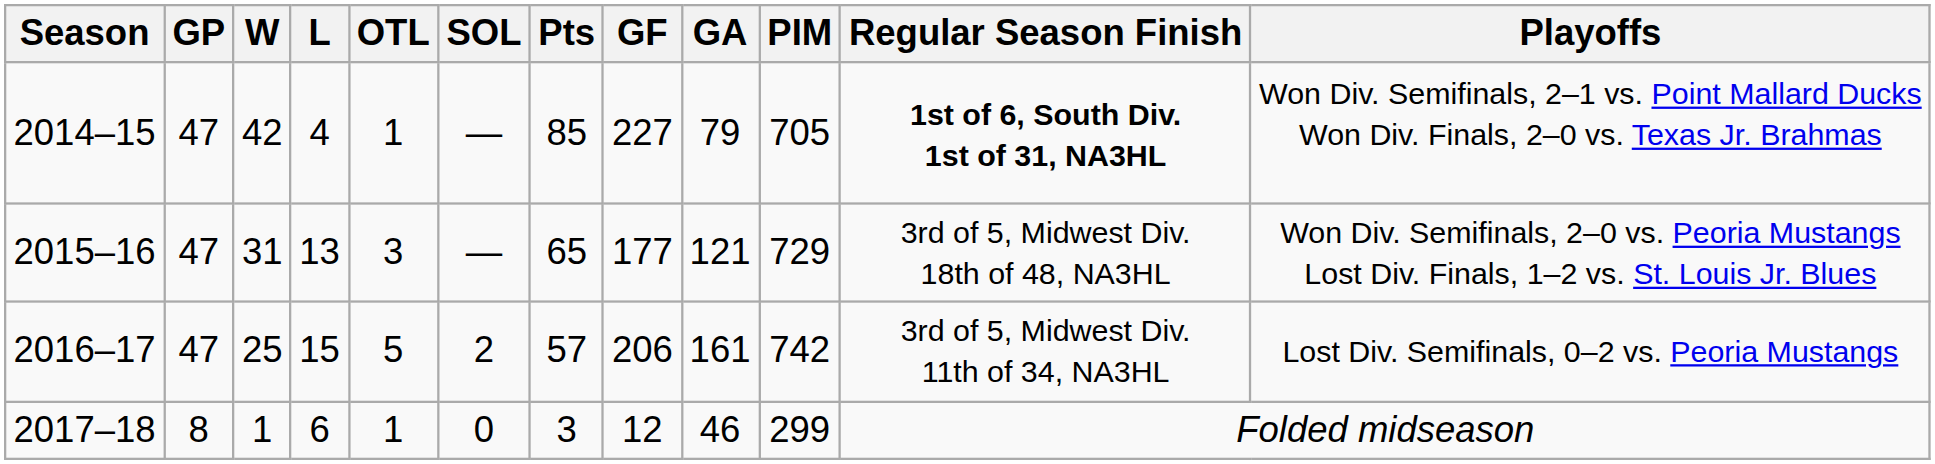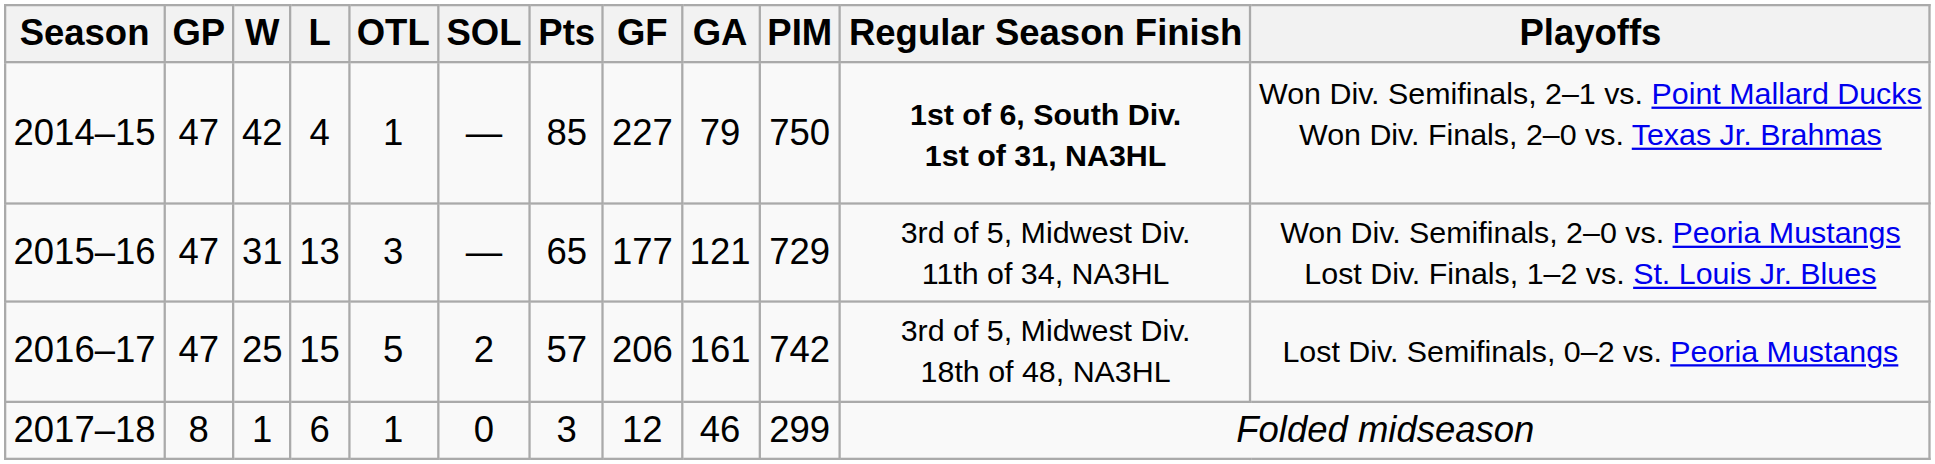(800, 132) 705 -> (800, 132) 750
(1046, 254) 3rd of 5, Midwest Div. 18th of 48, NA3HL -> (1046, 254) 3rd of 5, Midwest Div. 11th of 34, NA3HL
(1046, 352) 3rd of 5, Midwest Div. 11th of 34, NA3HL -> (1046, 352) 3rd of 5, Midwest Div. 18th of 48, NA3HL
